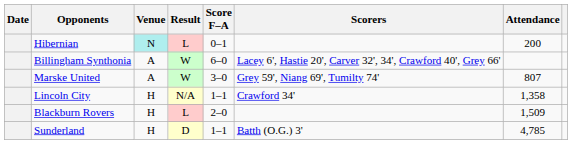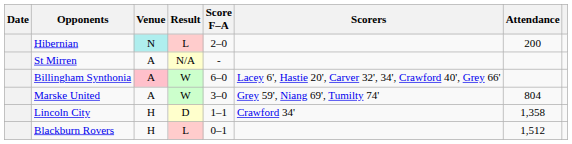(219, 43) 0–1 -> (219, 43) 2–0
+ row: (55, 60)
(151, 60) no background -> (151, 78) pink background
(533, 78) 807 -> (533, 95) 804
(186, 95) N/A -> (186, 113) D
(219, 113) 2–0 -> (219, 130) 0–1
(533, 113) 1,509 -> (533, 130) 1,512
- row: (59, 130)
